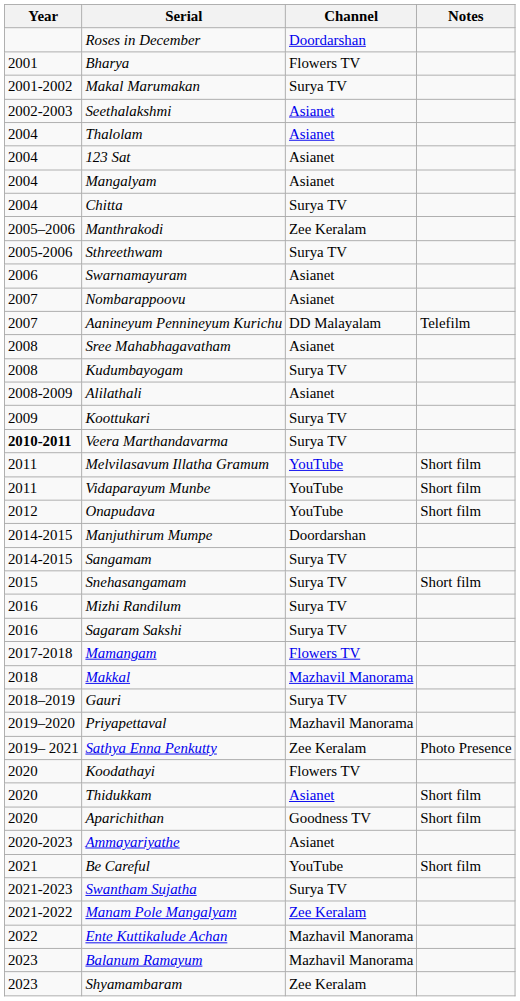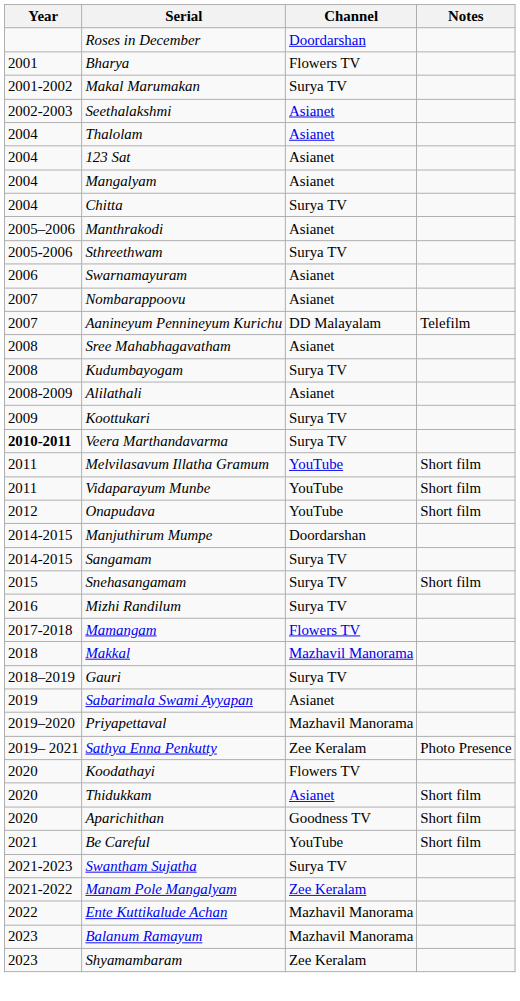(328, 228) Zee Keralam -> (312, 228) Asianet
- row: (134, 629)
+ row: (169, 700)
- row: (133, 842)
